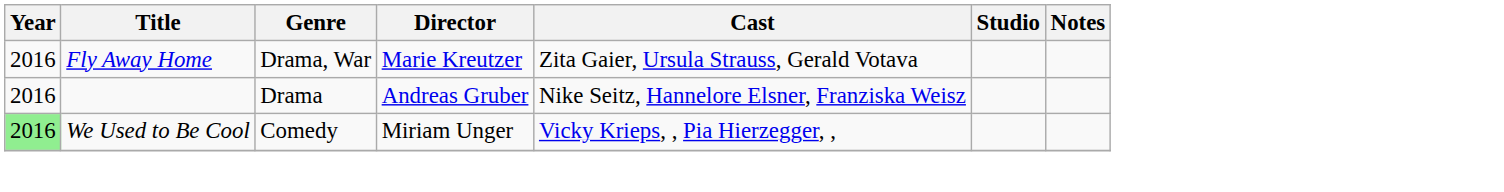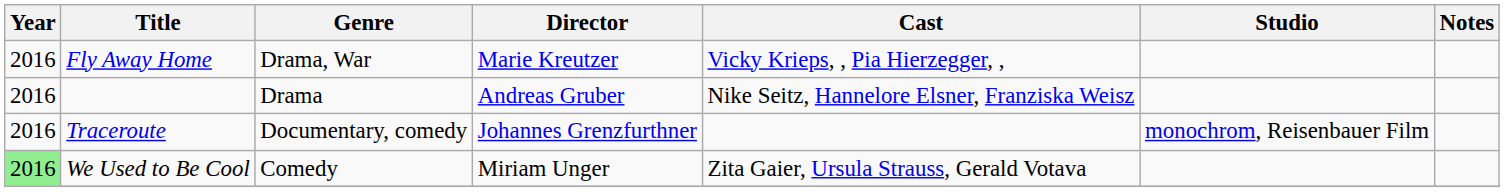(728, 58) Zita Gaier, Ursula Strauss, Gerald Votava -> (856, 58) Vicky Krieps, , Pia Hierzegger, ,
+ row: (116, 131)
(687, 131) Vicky Krieps, , Pia Hierzegger, , -> (897, 167) Zita Gaier, Ursula Strauss, Gerald Votava
